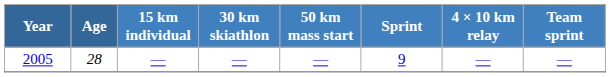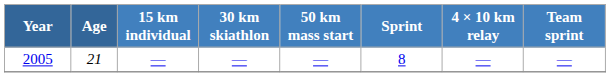(94, 59) 28 -> (94, 59) 21
(402, 59) 9 -> (402, 59) 8
